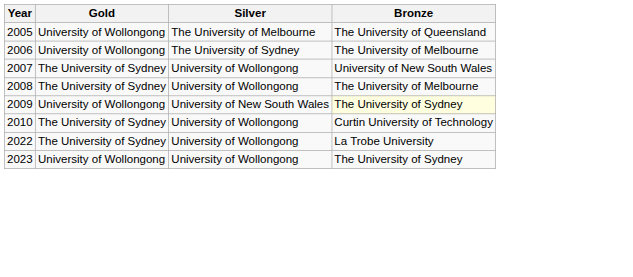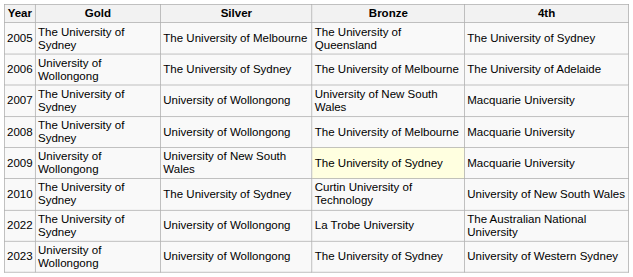+ column: (547, 13)
(102, 31) University of Wollongong -> (81, 38) The University of Sydney
(235, 123) University of Wollongong -> (227, 194) The University of Sydney
